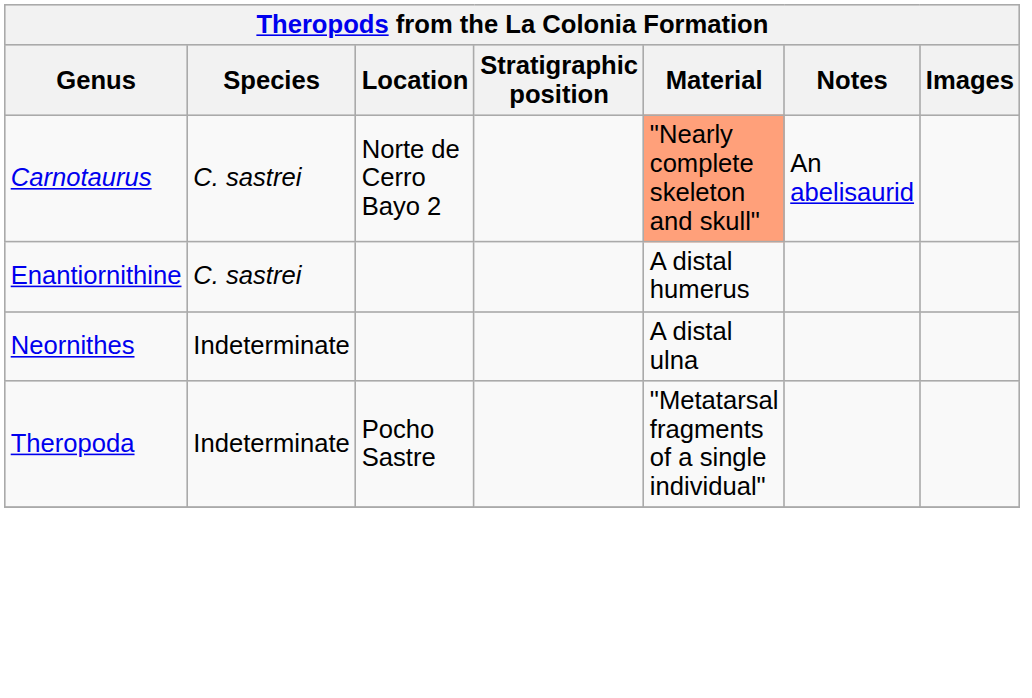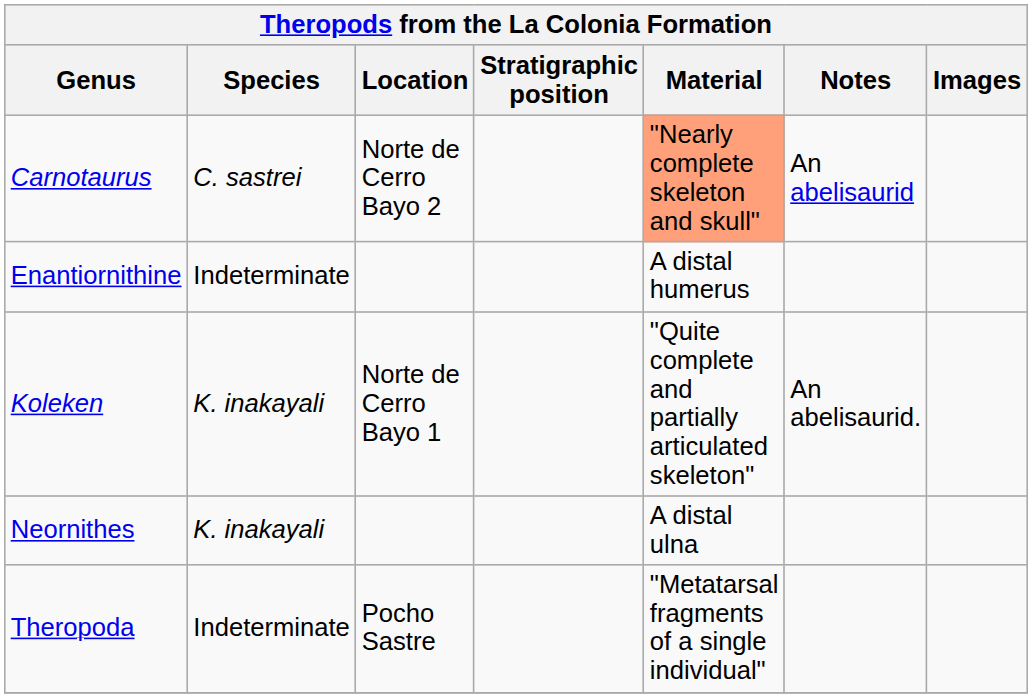(247, 276) C. sastrei -> (272, 276) Indeterminate
+ row: (57, 403)
(272, 345) Indeterminate -> (259, 530) K. inakayali
